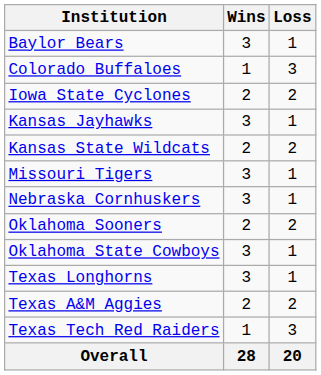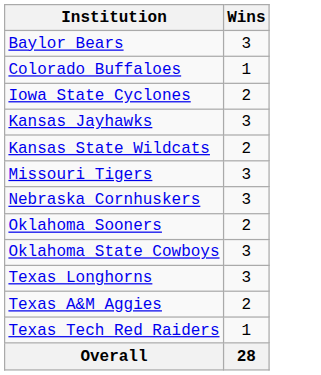- column: (292, 18)
